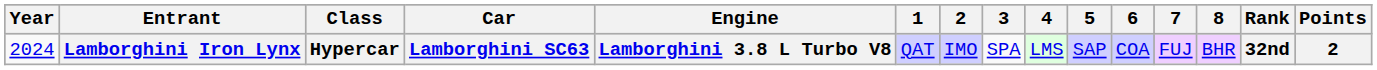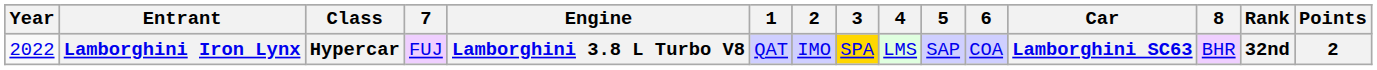columns swapped: (499, 20) <-> (1176, 20)
(32, 49) 2024 -> (32, 49) 2022
(1004, 49) no background -> (857, 49) gold background
